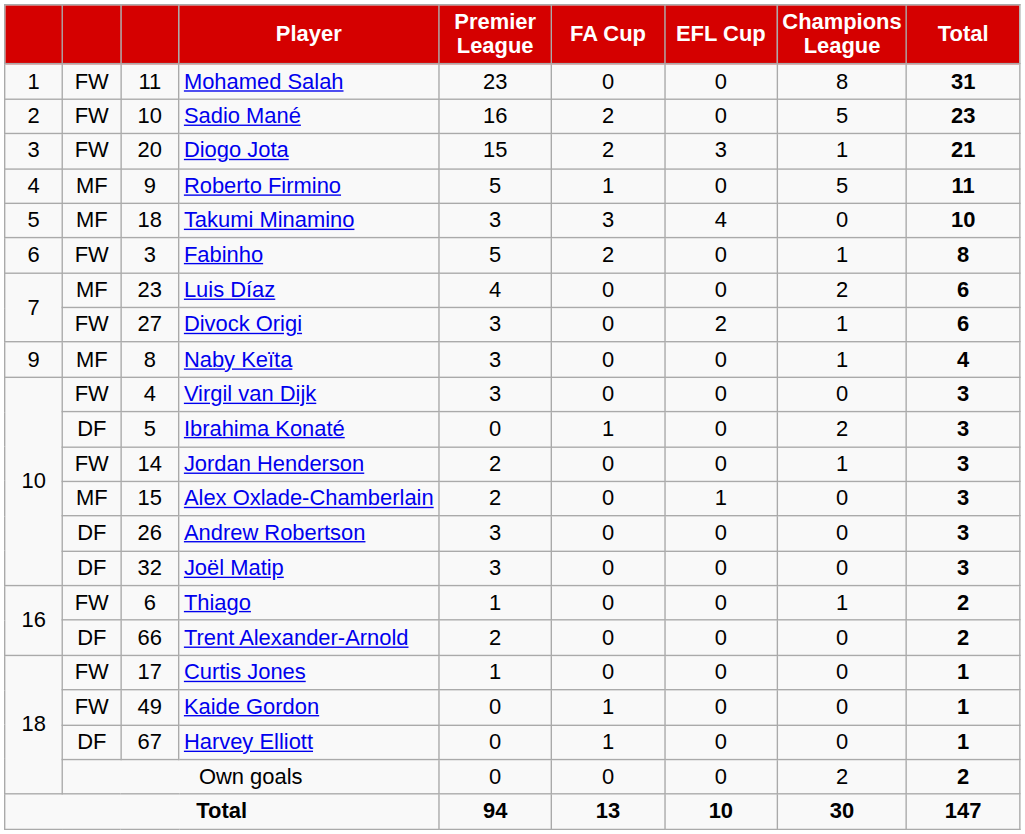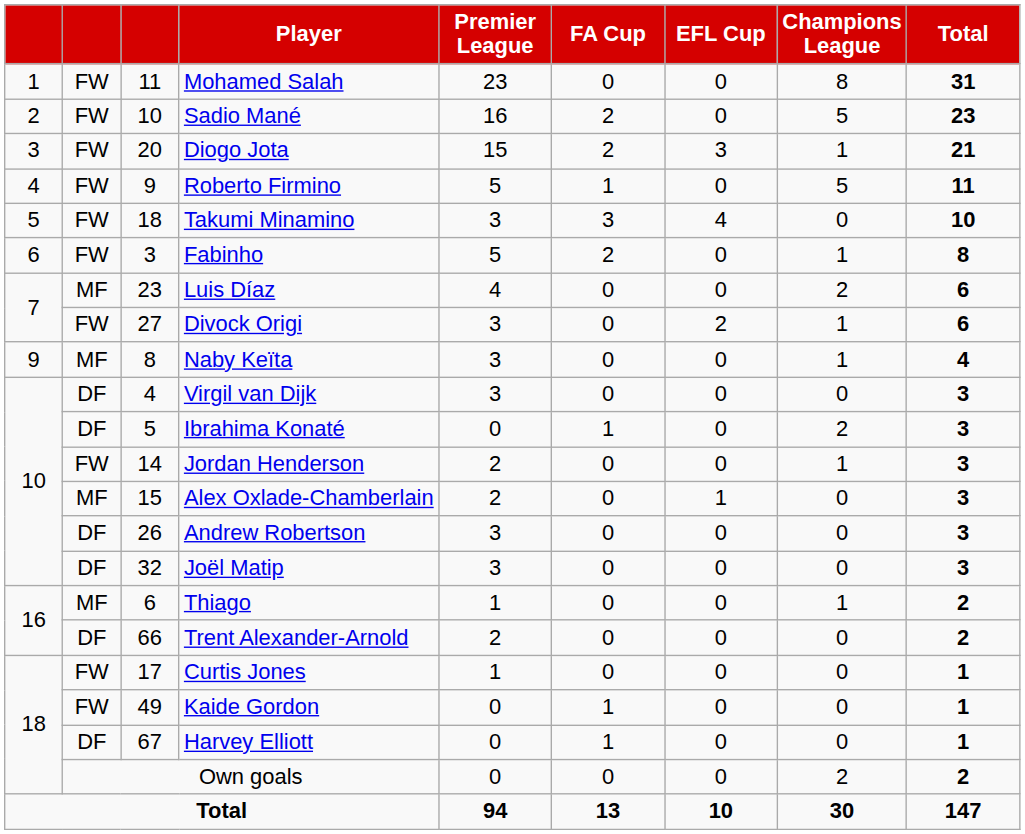(92, 185) MF -> (92, 185) FW
(92, 220) MF -> (92, 220) FW
(92, 394) FW -> (92, 394) DF
(92, 602) FW -> (92, 602) MF
